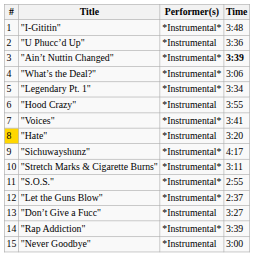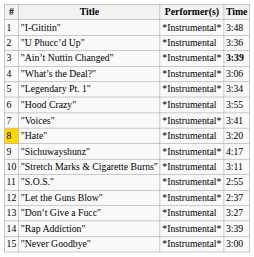(192, 167) *Instrumental* -> (189, 167) *Instrumental
(189, 244) *Instrumental -> (192, 244) *Instrumental*
